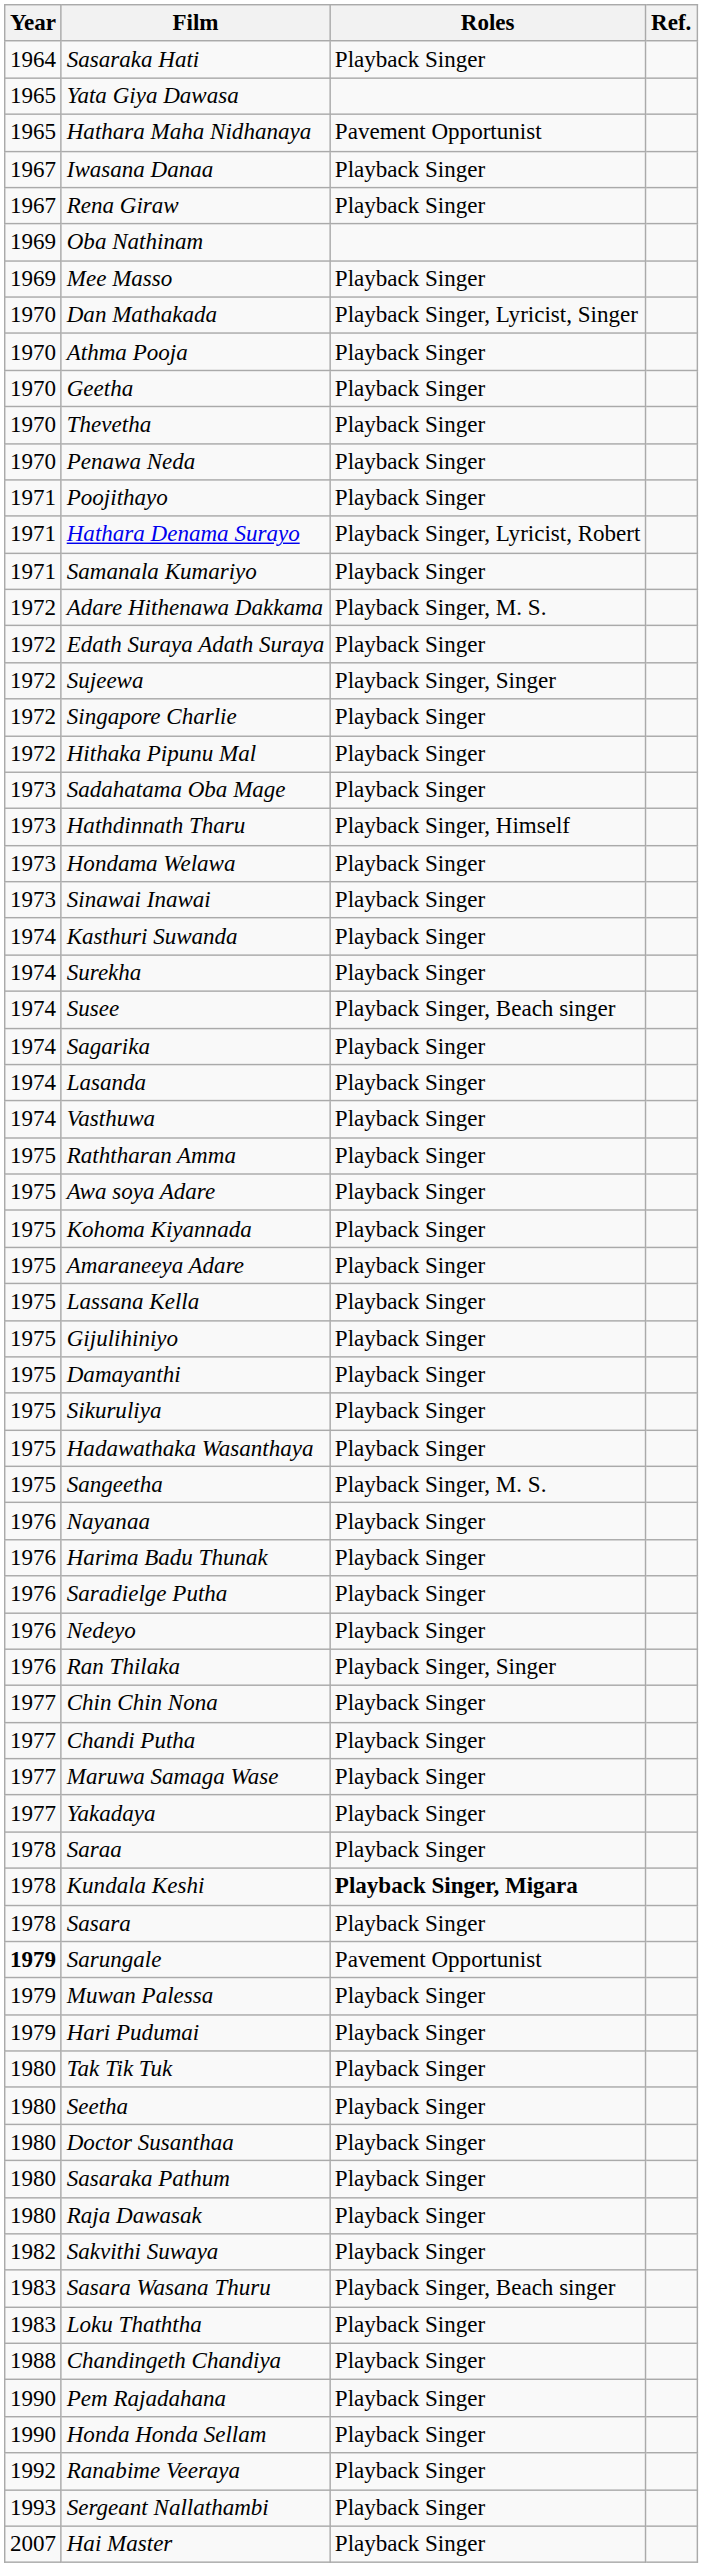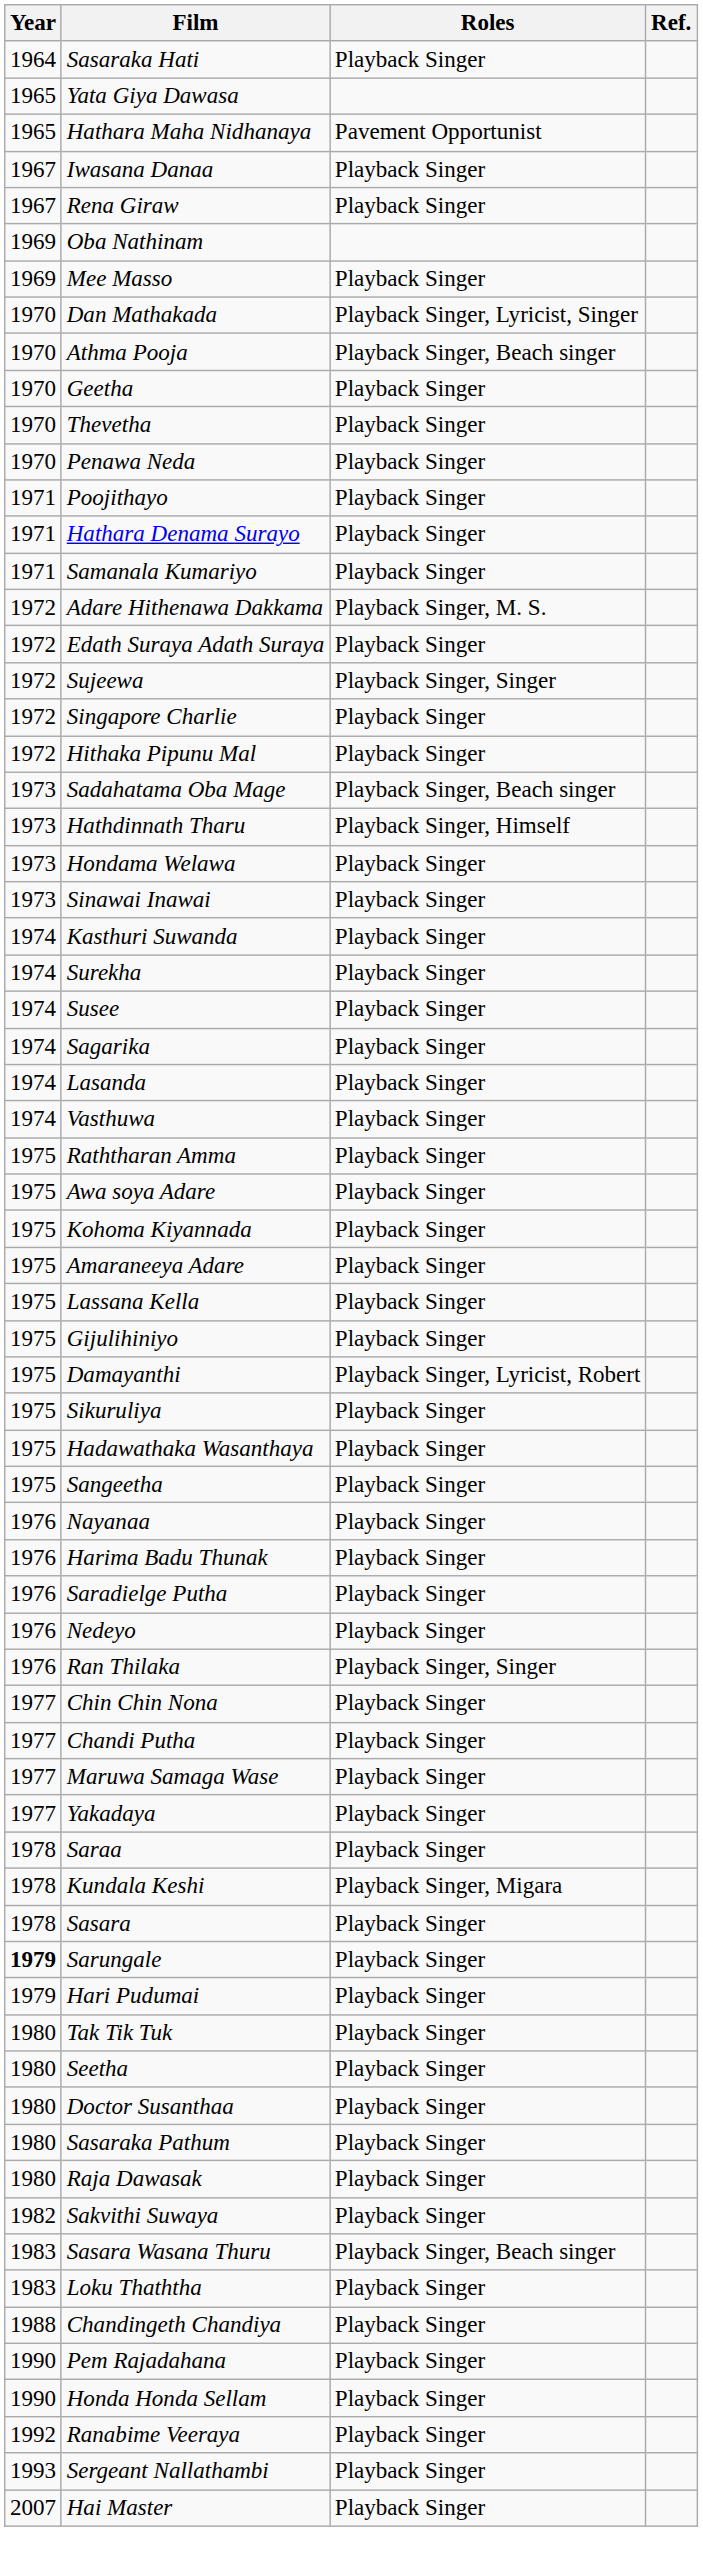(410, 351) Playback Singer -> (475, 351) Playback Singer, Beach singer
(488, 534) Playback Singer, Lyricist, Robert -> (410, 534) Playback Singer
(410, 790) Playback Singer -> (475, 790) Playback Singer, Beach singer
(475, 1009) Playback Singer, Beach singer -> (410, 1009) Playback Singer
(410, 1374) Playback Singer -> (488, 1374) Playback Singer, Lyricist, Robert
(441, 1484) Playback Singer, M. S. -> (410, 1484) Playback Singer
(456, 1886) bold -> (449, 1886) normal
(438, 1959) Pavement Opportunist -> (410, 1959) Playback Singer
- row: (140, 1995)
